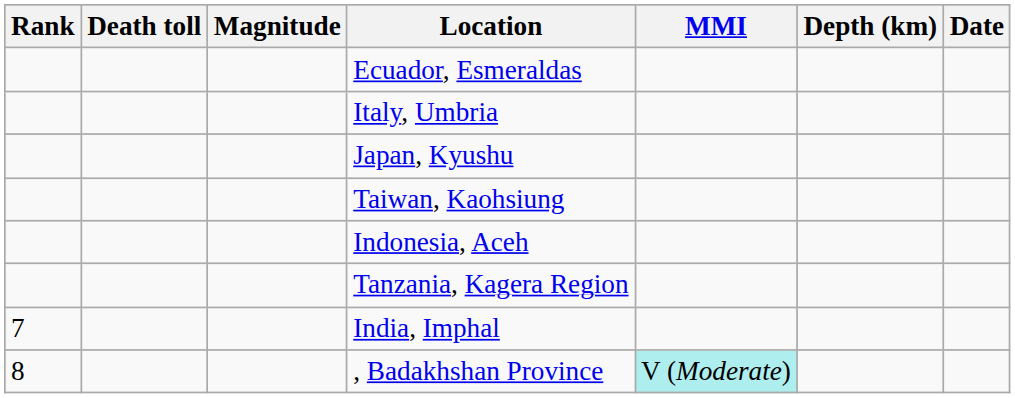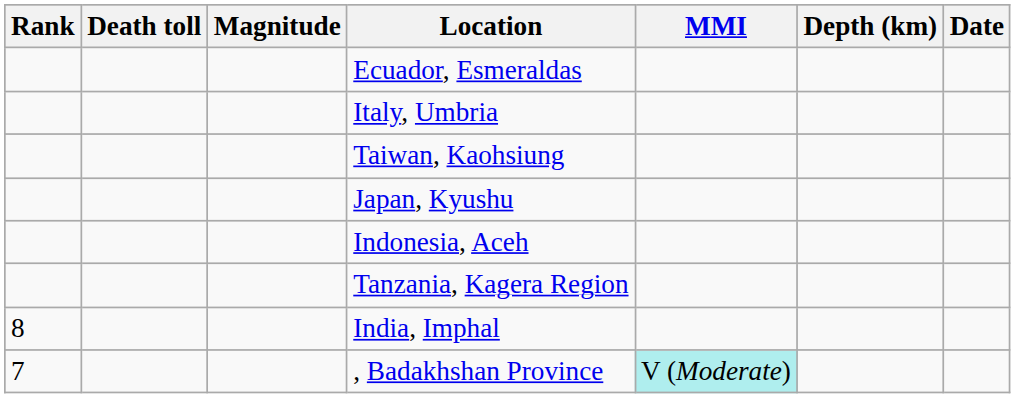rows swapped: (433, 155) <-> (459, 198)
(18, 328) 7 -> (18, 328) 8
(18, 371) 8 -> (18, 371) 7
